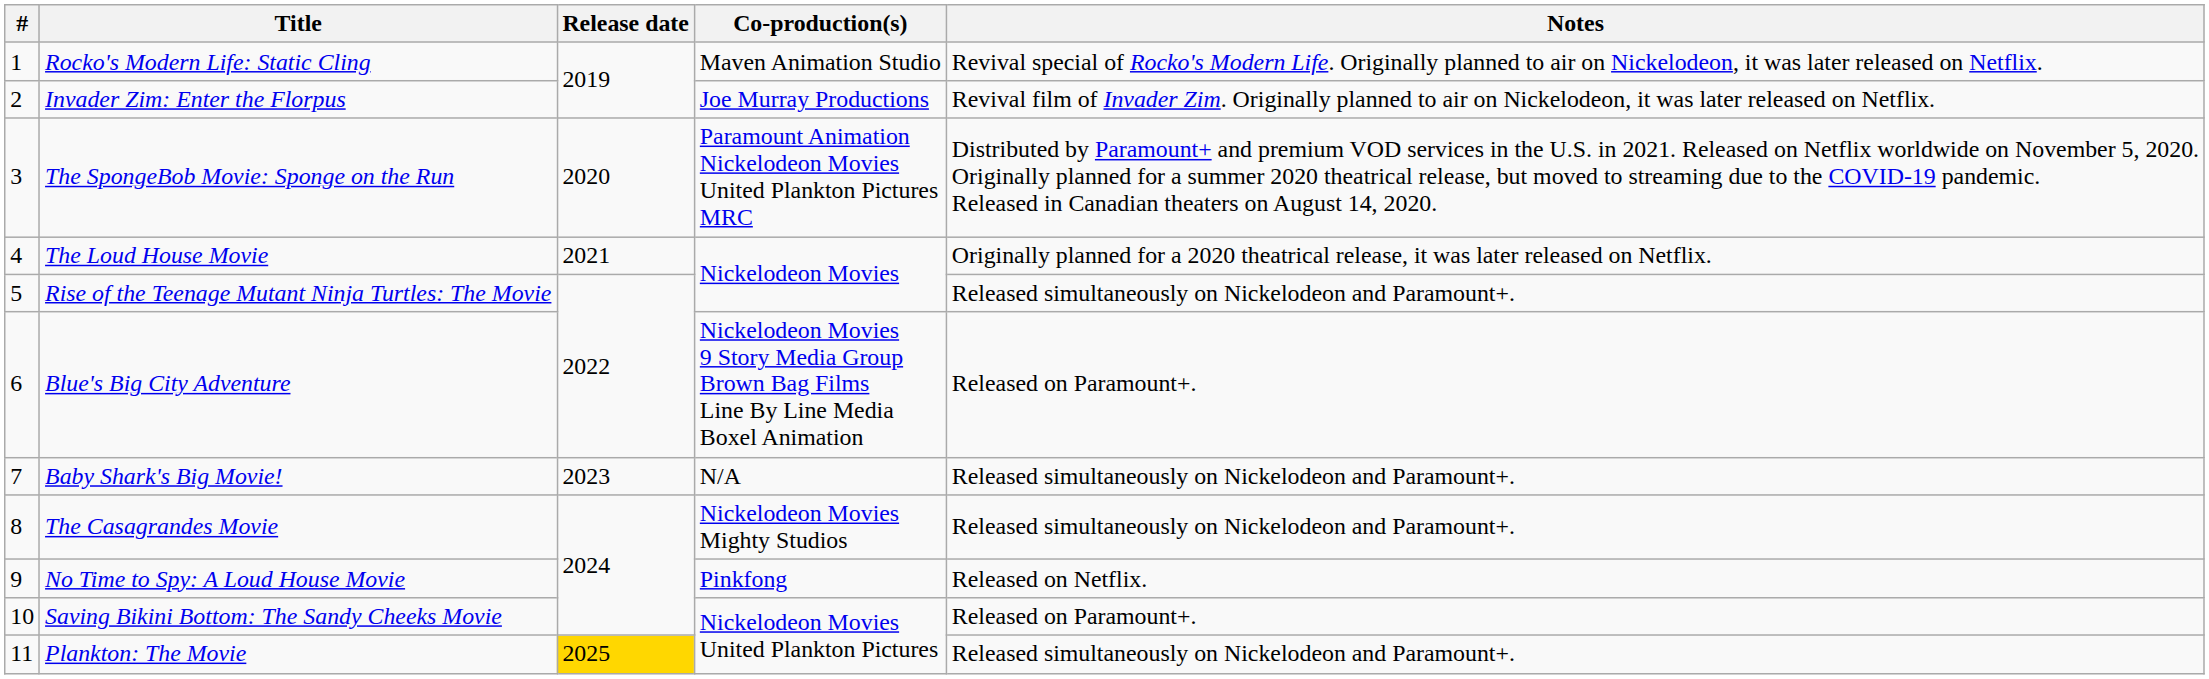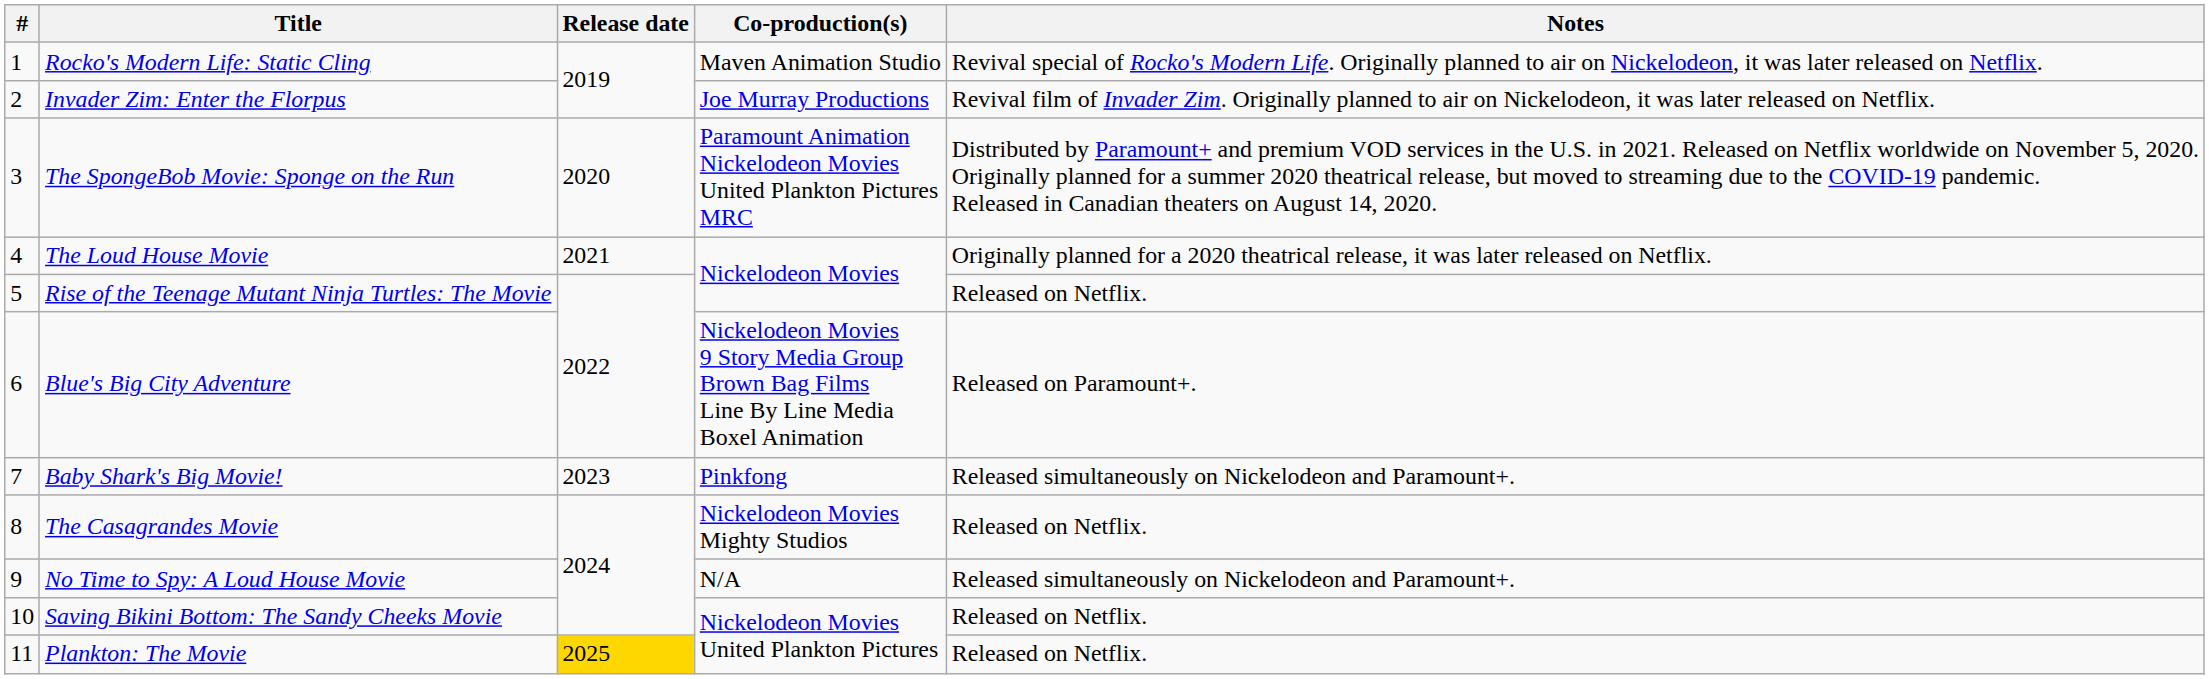(1233, 292) Released simultaneously on Nickelodeon and Paramount+. -> (1050, 292) Released on Netflix.
(720, 475) N/A -> (744, 475) Pinkfong
(1233, 527) Released simultaneously on Nickelodeon and Paramount+. -> (1050, 527) Released on Netflix.
(744, 578) Pinkfong -> (720, 578) N/A
(1050, 578) Released on Netflix. -> (1233, 578) Released simultaneously on Nickelodeon and Paramount+.
(1074, 616) Released on Paramount+. -> (1050, 616) Released on Netflix.
(1233, 653) Released simultaneously on Nickelodeon and Paramount+. -> (1050, 653) Released on Netflix.
